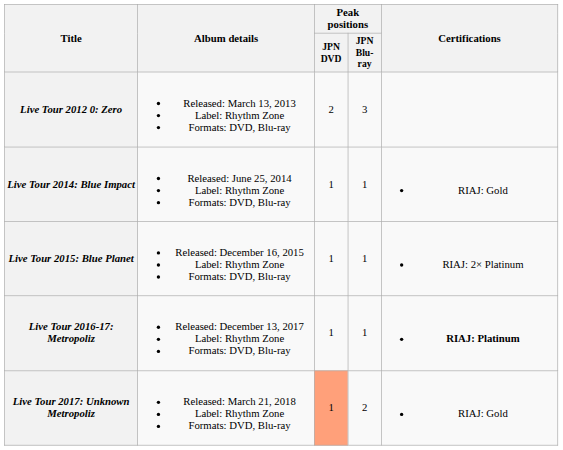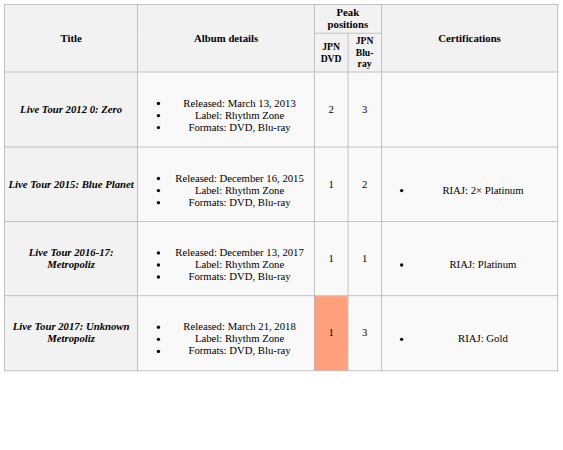- row: (71, 184)
(365, 258) 1 -> (365, 184) 2
(470, 339) bold -> (470, 265) normal
(365, 408) 2 -> (365, 333) 3
